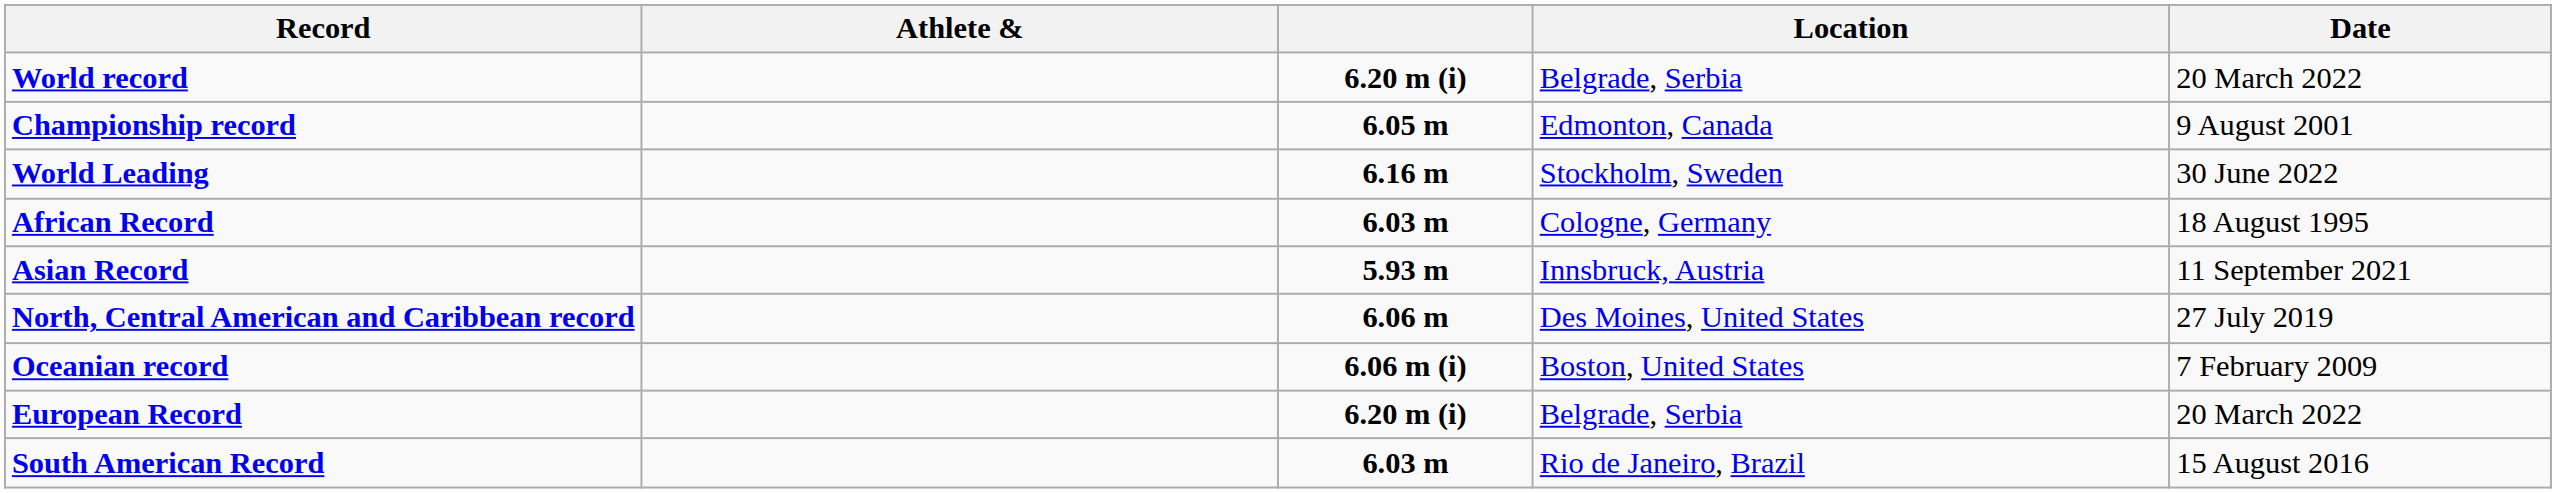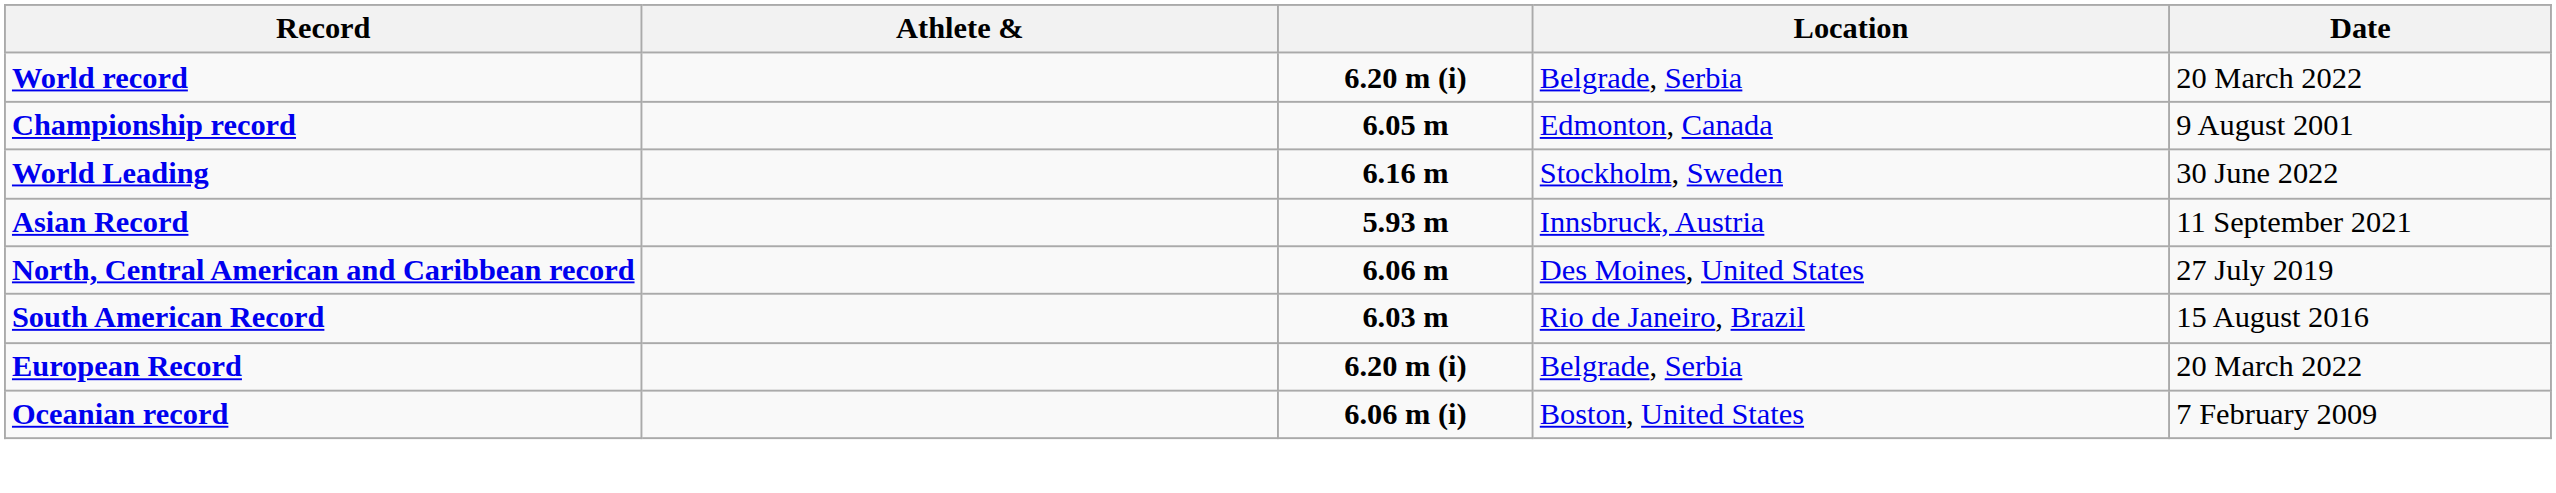- row: (113, 221)
rows swapped: (168, 462) <-> (120, 366)
